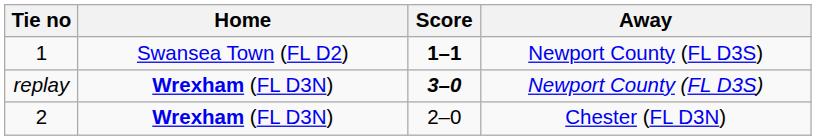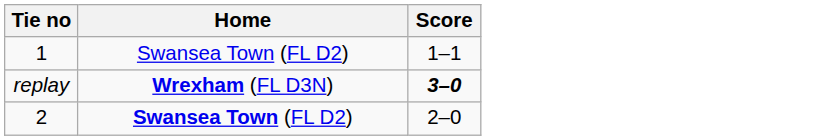- column: (646, 20)
(444, 53) bold -> (444, 53) normal
(243, 118) Wrexham (FL D3N) -> (243, 118) Swansea Town (FL D2)
